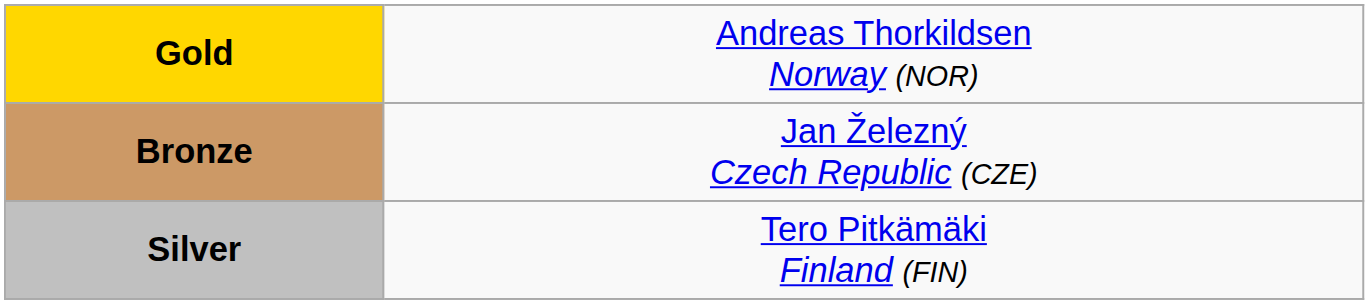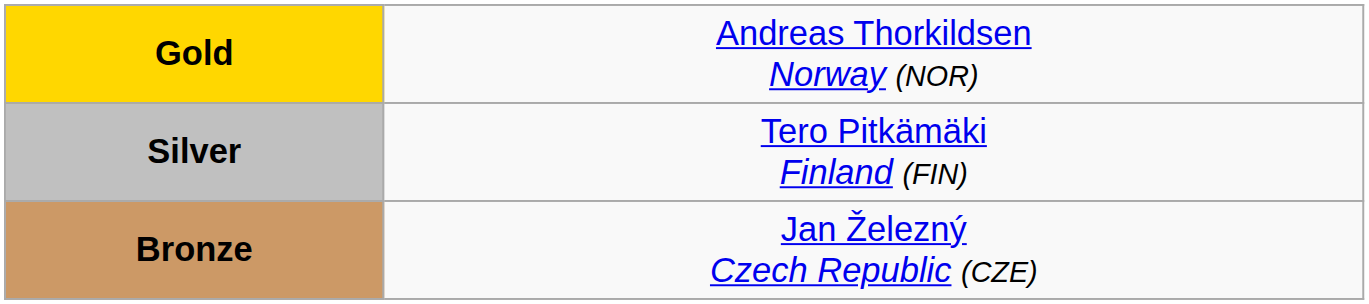rows swapped: (194, 249) <-> (194, 151)
